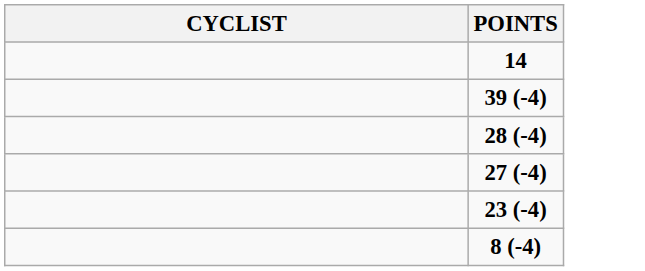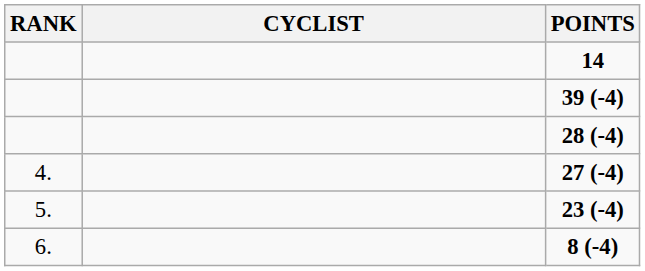+ column: (43, 23)
